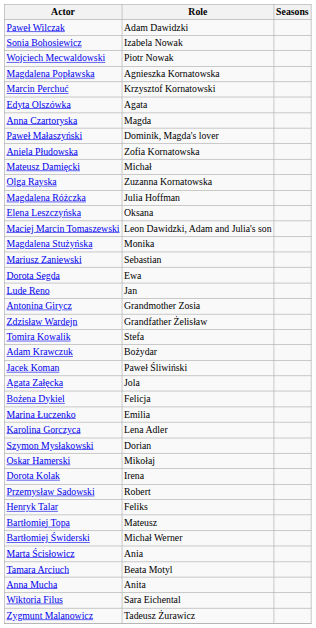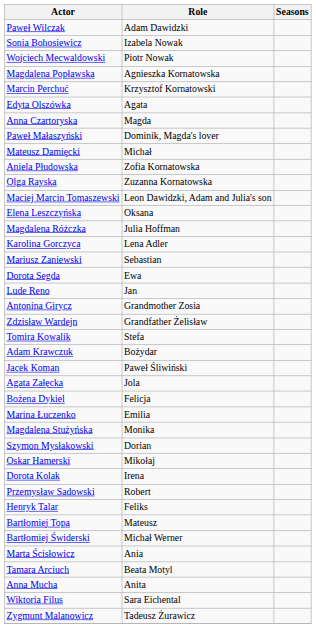rows swapped: (43, 167) <-> (42, 151)
rows swapped: (63, 228) <-> (46, 197)
rows swapped: (44, 430) <-> (50, 244)
